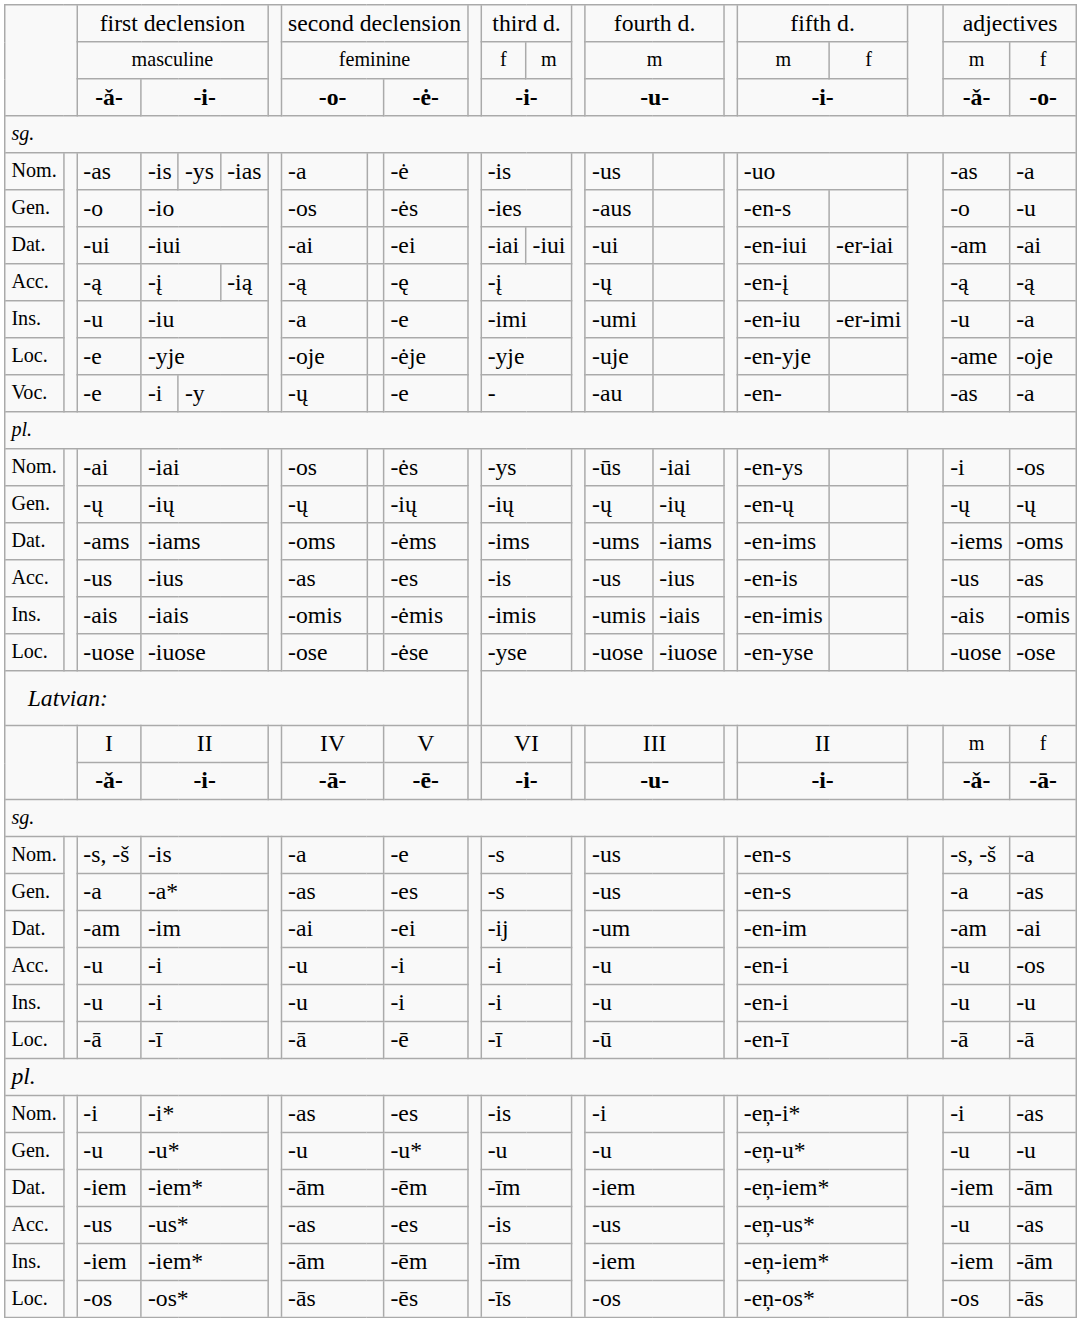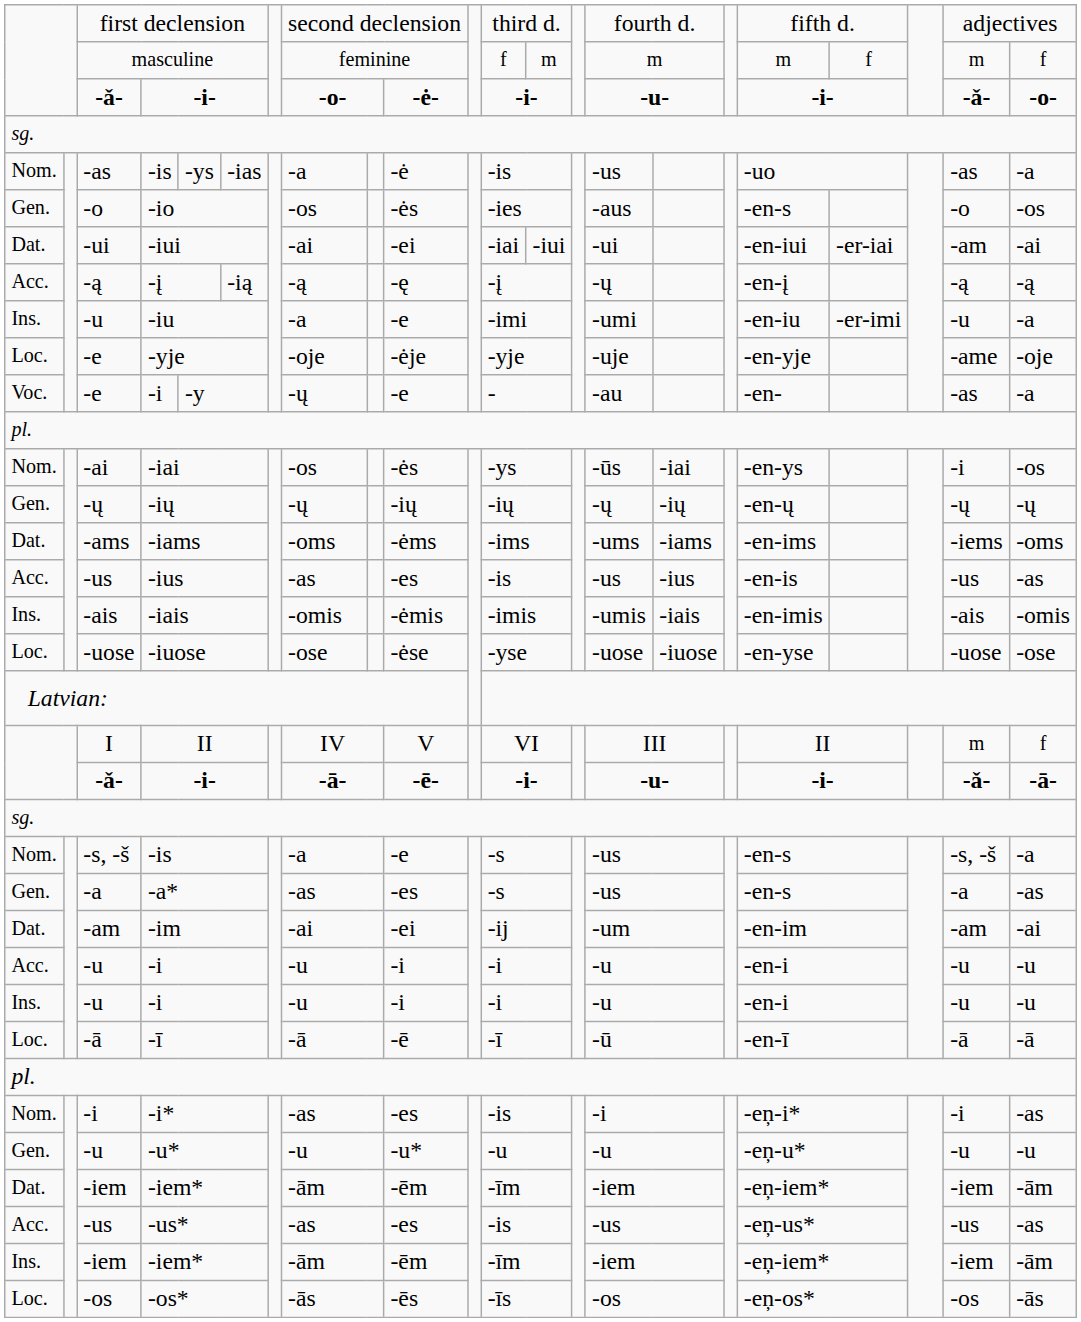(1026, 208) -u -> (1031, 208) -os
(1031, 965) -os -> (1026, 965) -u
(960, 1224) -u -> (965, 1224) -us
